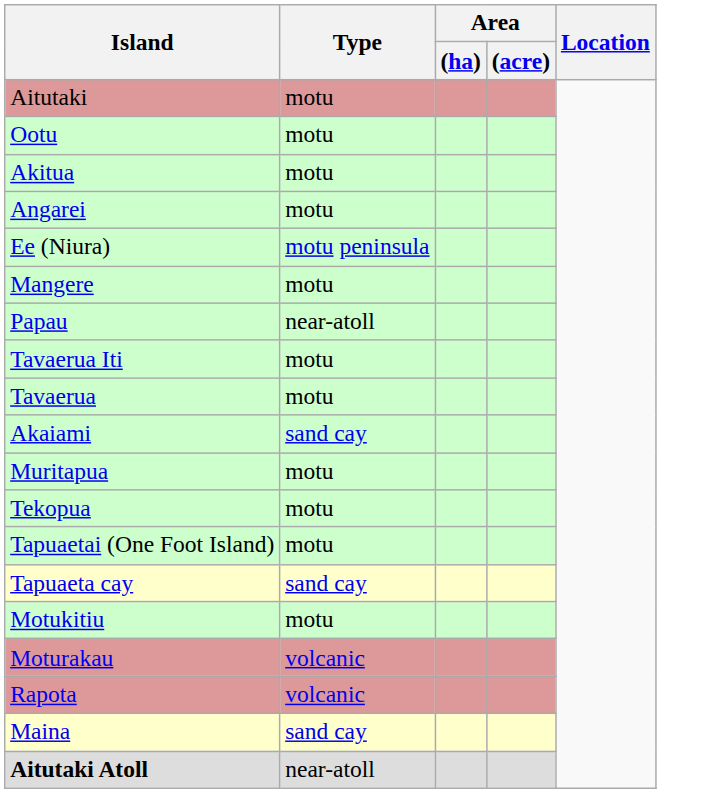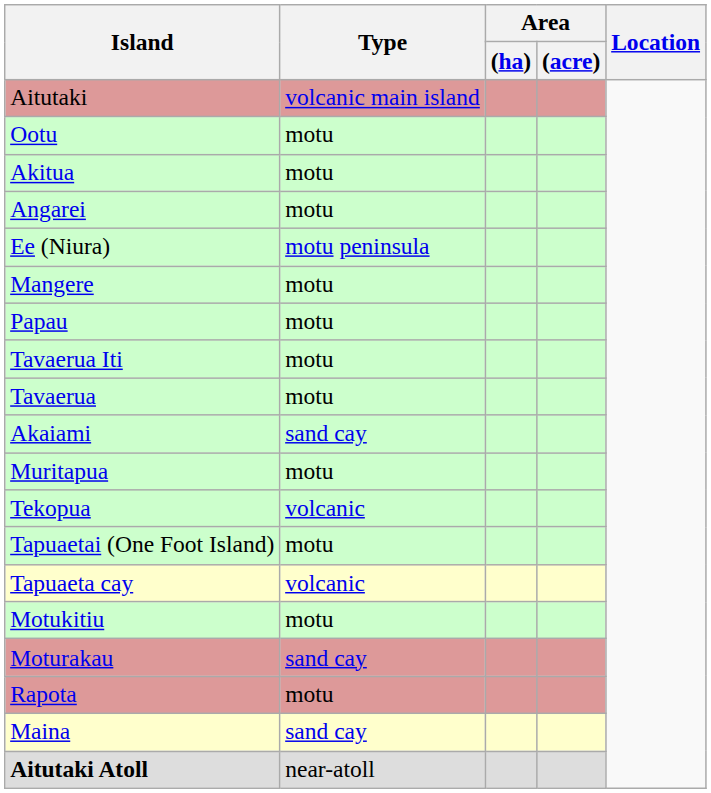(309, 97) motu -> (383, 97) volcanic main island
(330, 321) near-atoll -> (309, 321) motu
(309, 508) motu -> (325, 508) volcanic
(326, 582) sand cay -> (325, 582) volcanic
(325, 657) volcanic -> (326, 657) sand cay
(325, 694) volcanic -> (309, 694) motu
